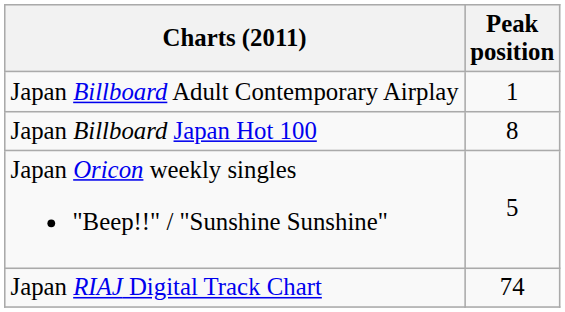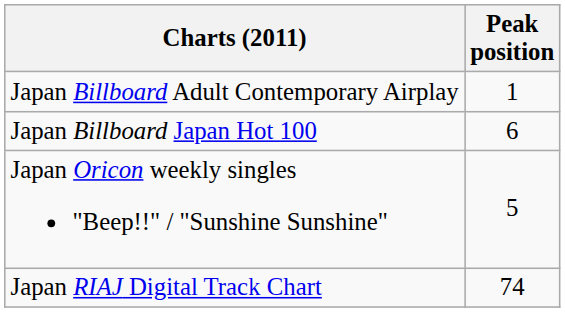(512, 130) 8 -> (512, 130) 6
